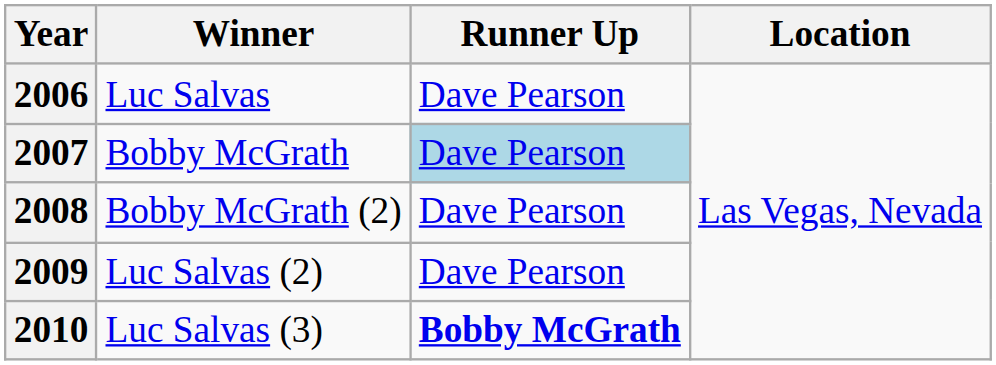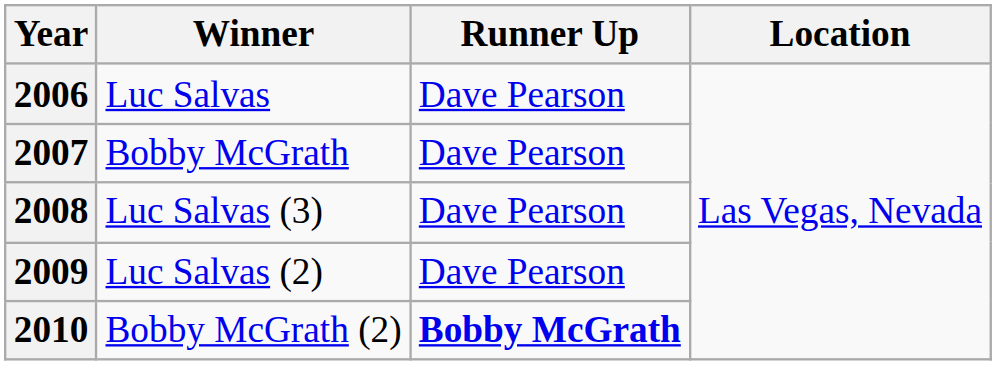(522, 152) lightblue background -> (522, 152) no background
(254, 211) Bobby McGrath (2) -> (214, 211) Luc Salvas (3)
(214, 329) Luc Salvas (3) -> (254, 329) Bobby McGrath (2)
